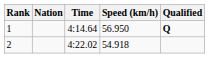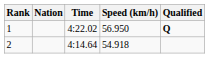(82, 29) 4:14.64 -> (82, 29) 4:22.02
(82, 45) 4:22.02 -> (82, 45) 4:14.64
